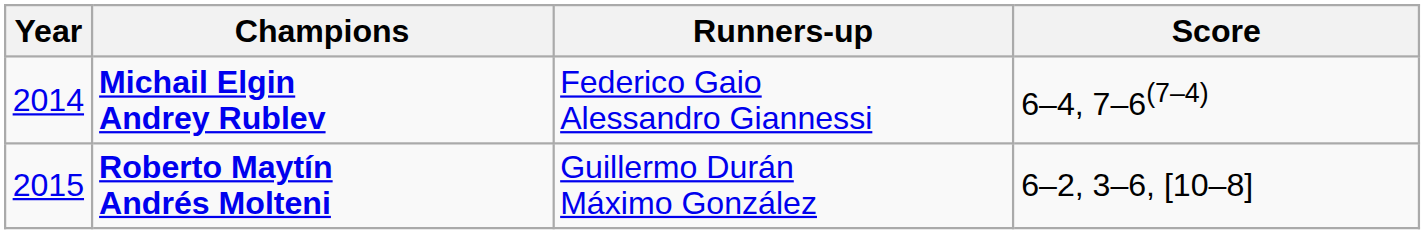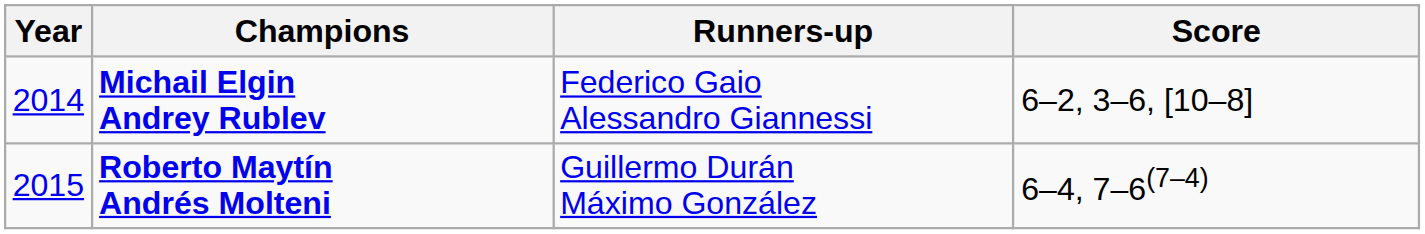(1115, 99) 6–4, 7–6(7–4) -> (1137, 99) 6–2, 3–6, [10–8]
(1137, 186) 6–2, 3–6, [10–8] -> (1115, 186) 6–4, 7–6(7–4)
